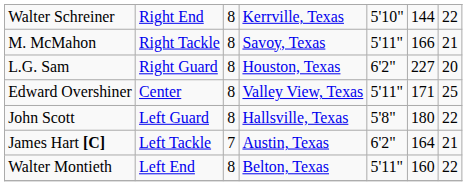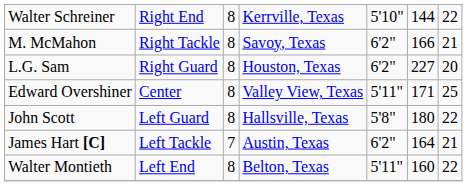(387, 42) 5'11" -> (383, 42) 6'2"
